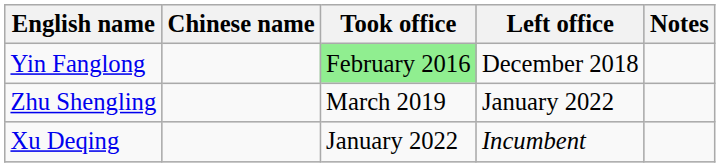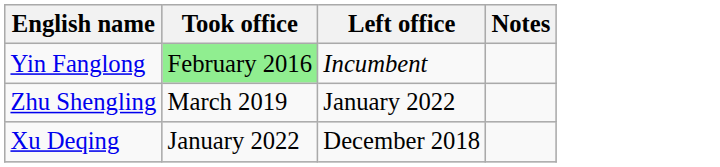- column: (241, 24)
(560, 63) December 2018 -> (375, 63) Incumbent
(534, 141) Incumbent -> (402, 141) December 2018
